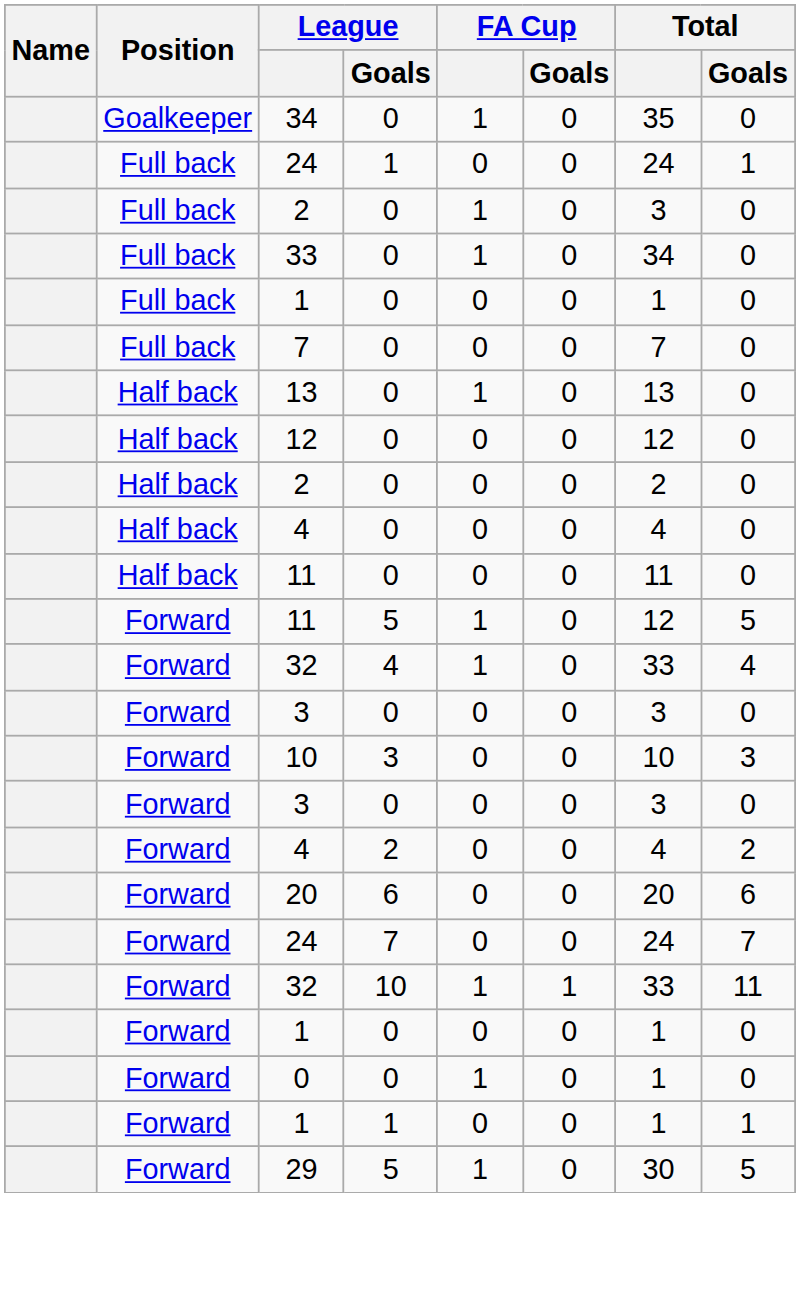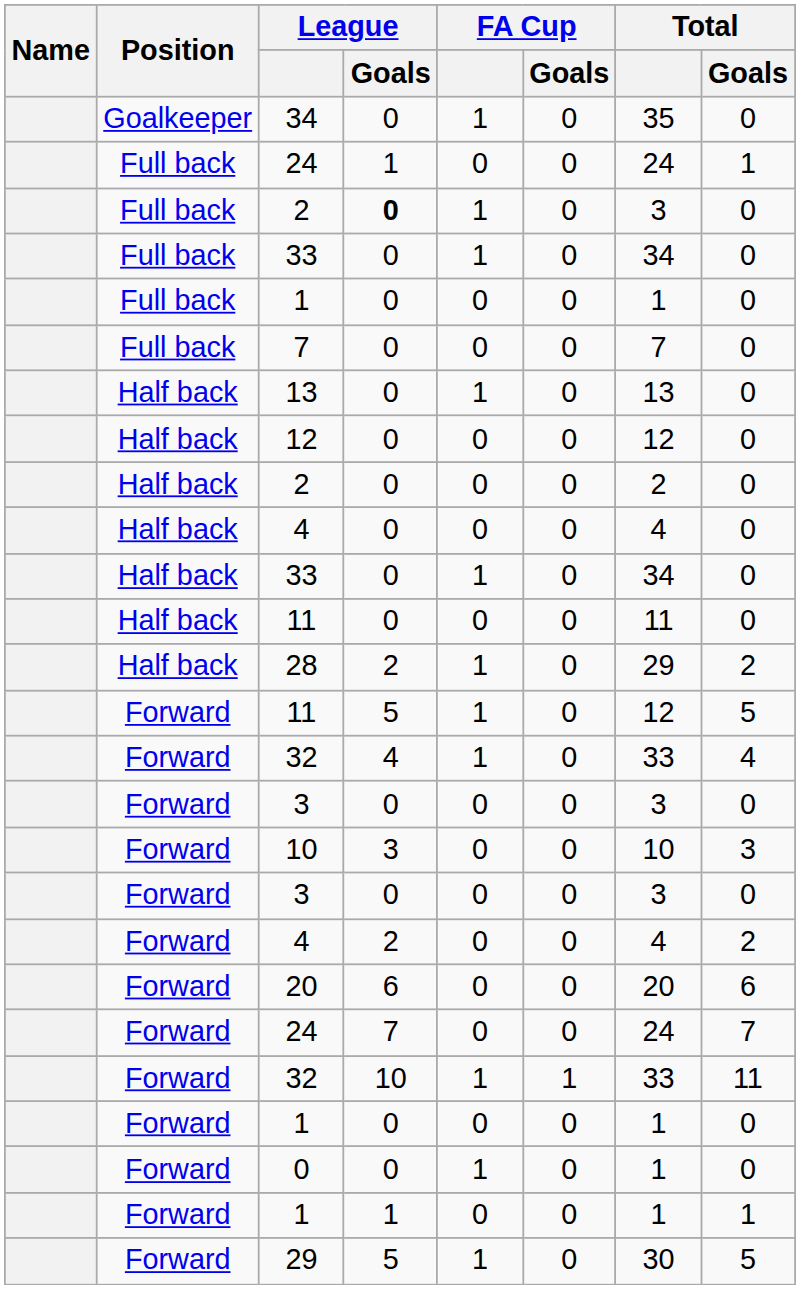(391, 210) normal -> (391, 210) bold
+ row: (178, 575)
+ row: (178, 666)
